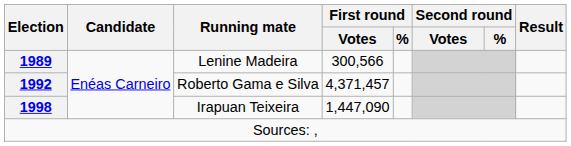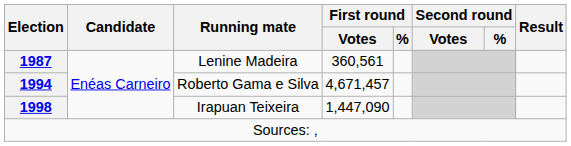(36, 61) 1989 -> (36, 61) 1987
(357, 61) 300,566 -> (357, 61) 360,561
(36, 84) 1992 -> (36, 84) 1994
(357, 84) 4,371,457 -> (357, 84) 4,671,457
